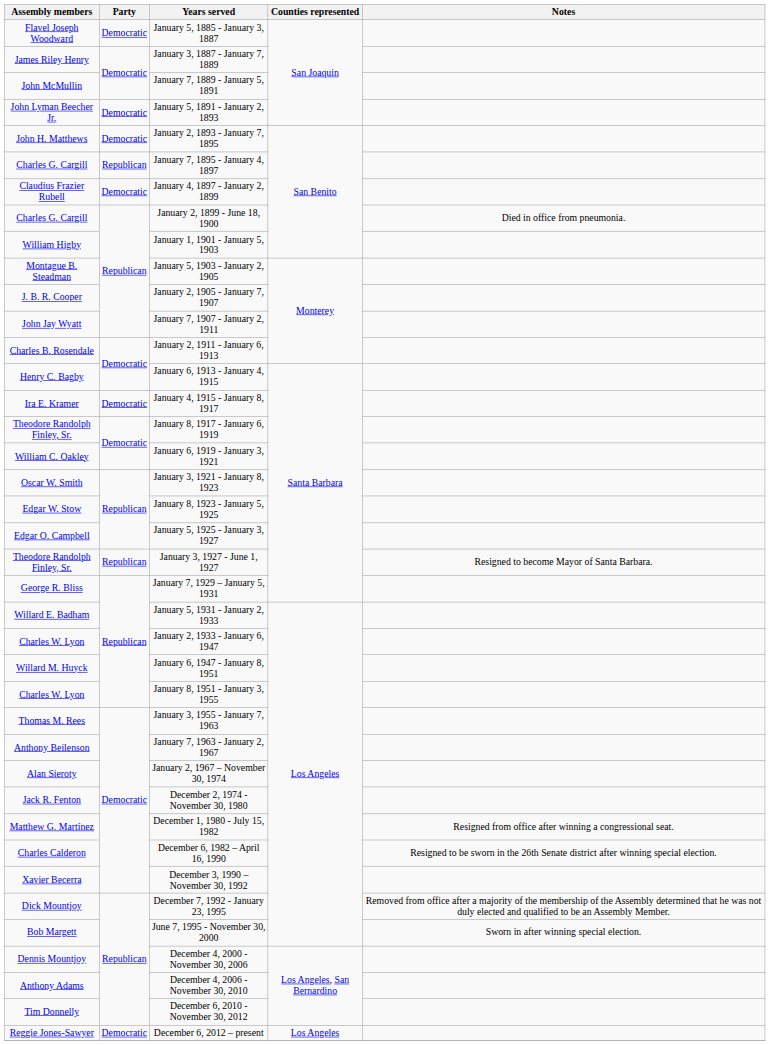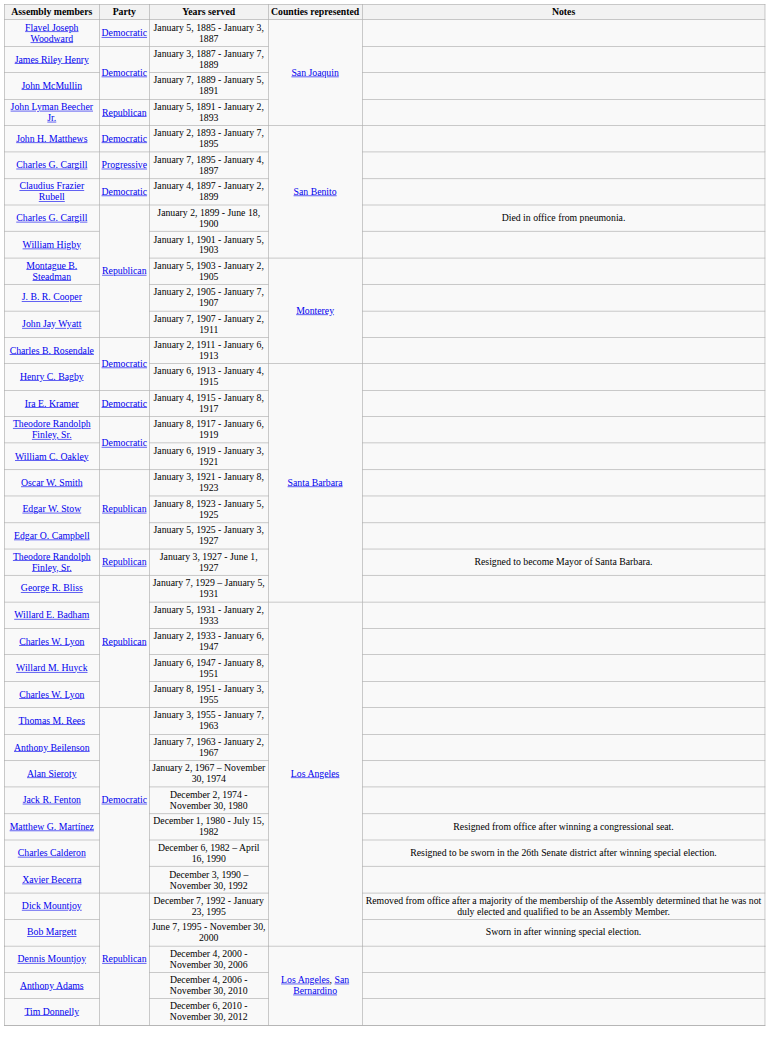(124, 112) Democratic -> (124, 112) Republican
(124, 165) Republican -> (124, 165) Progressive
- row: (209, 1033)
